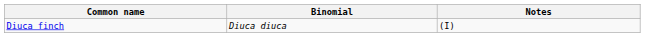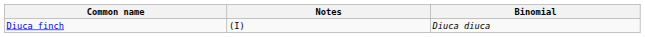columns swapped: (332, 11) <-> (539, 11)
